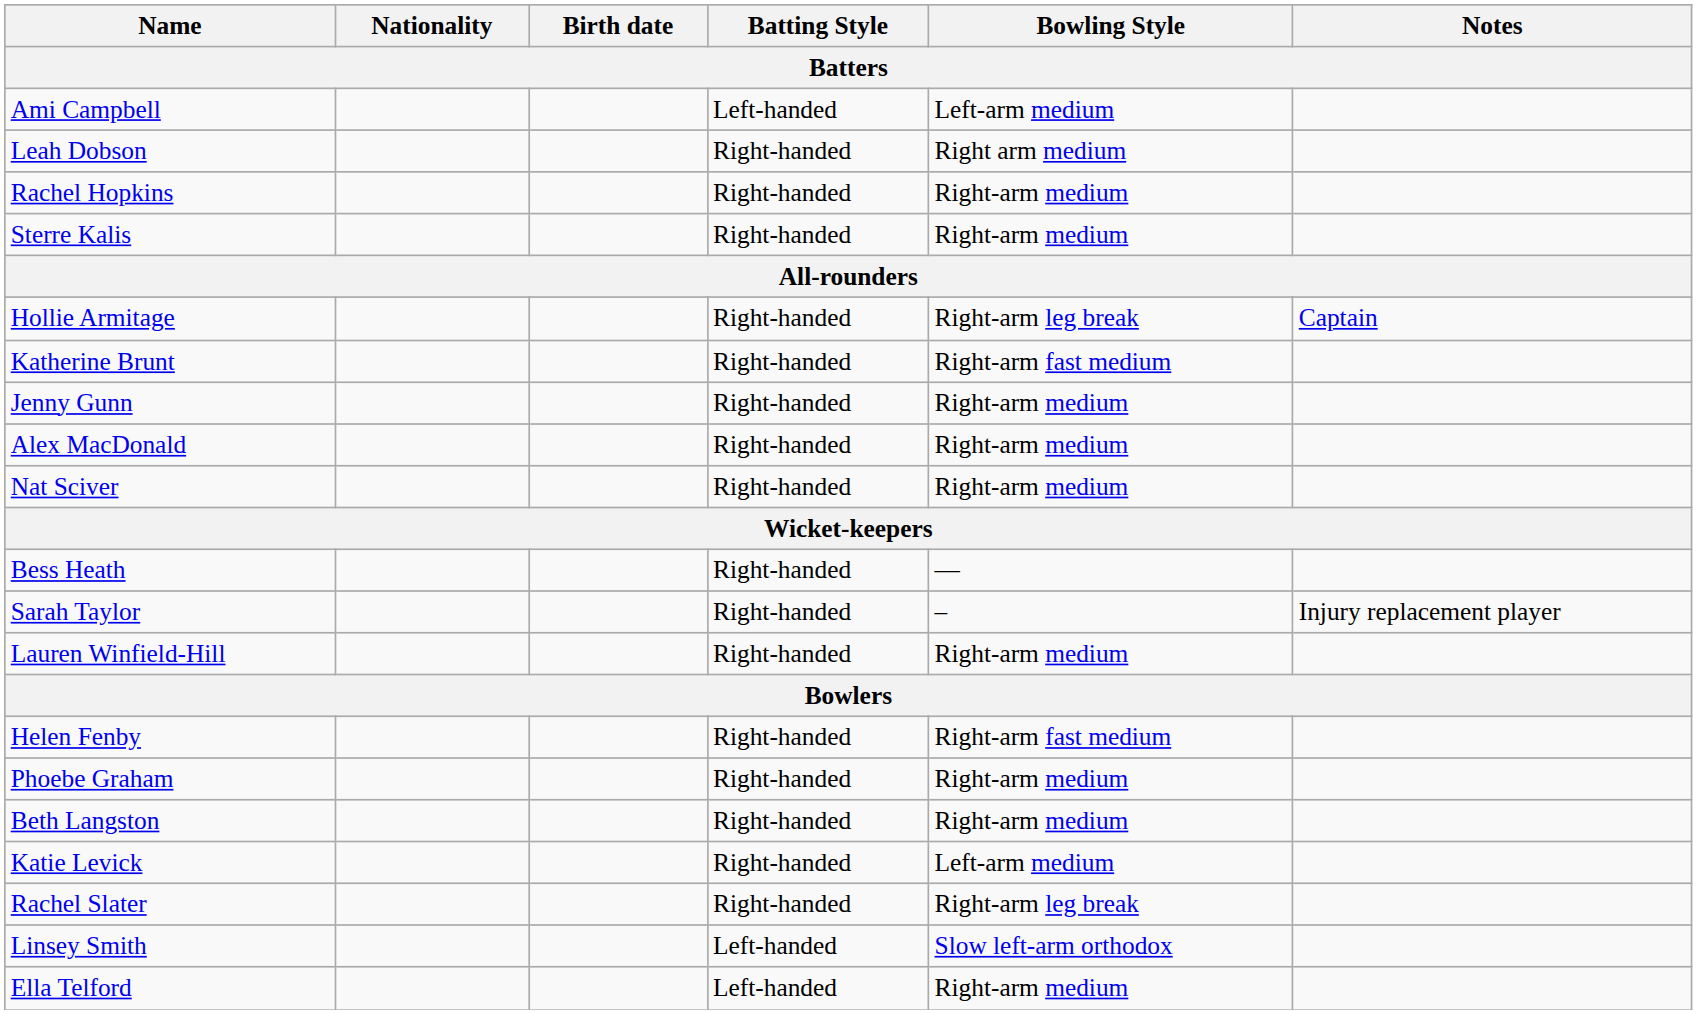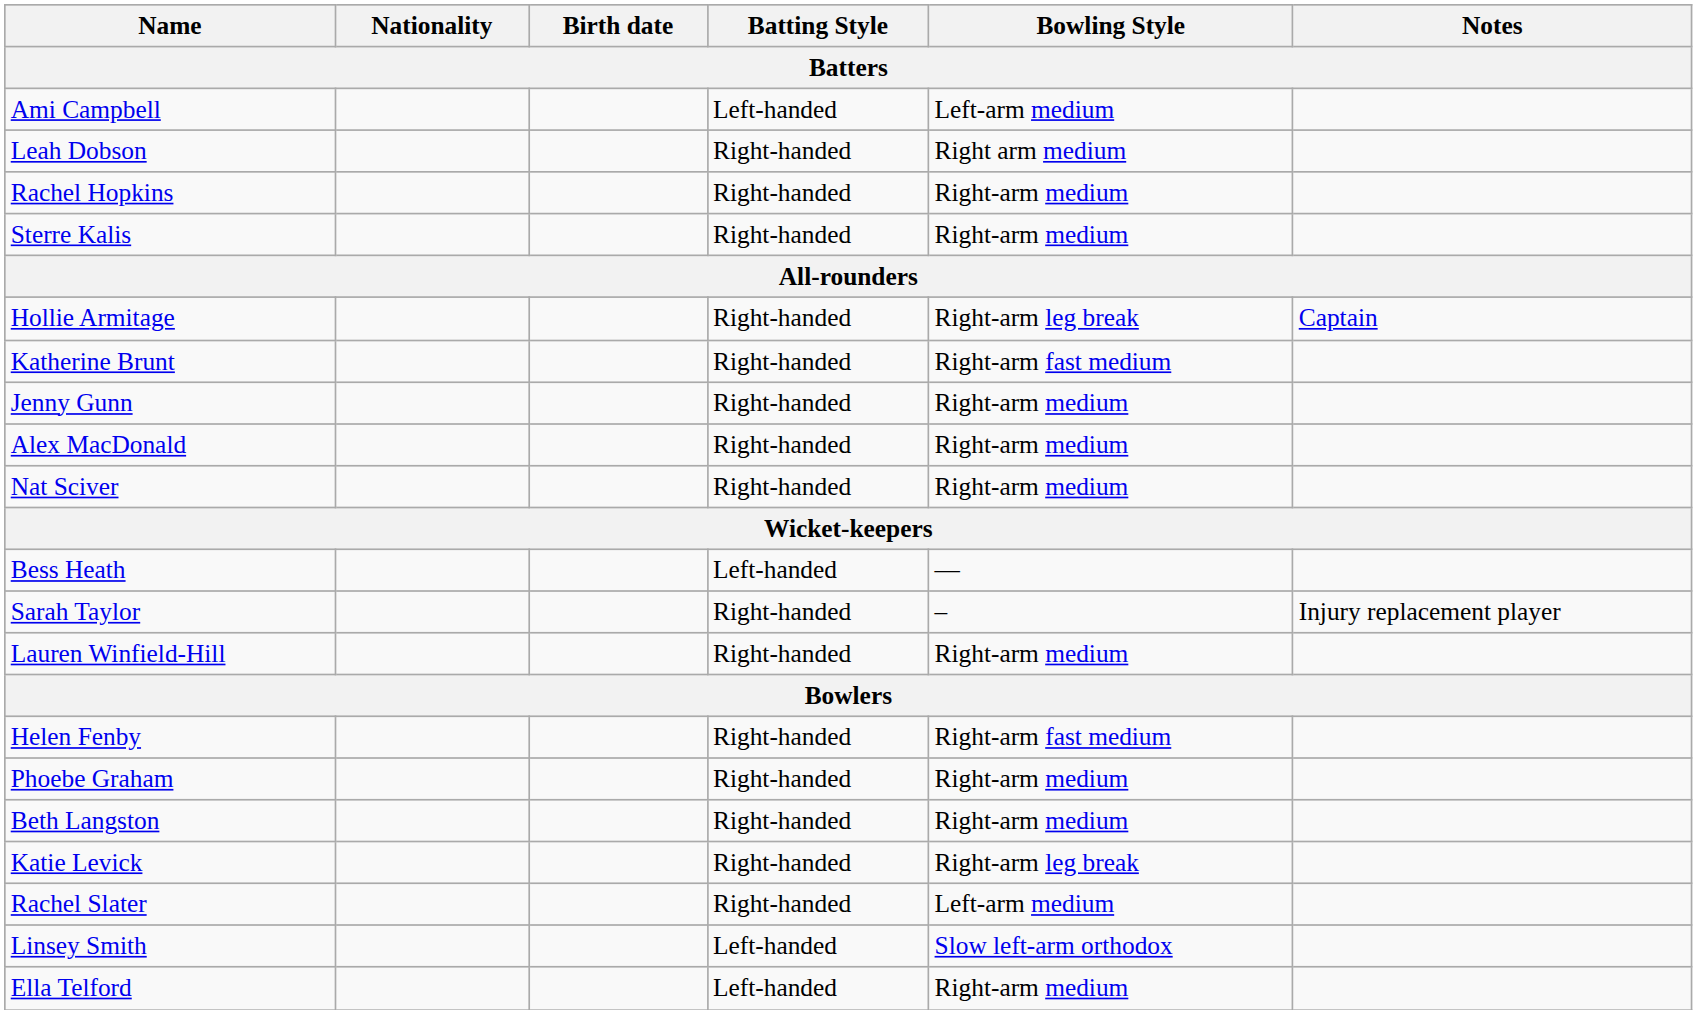(782, 569) Right-handed -> (775, 569) Left-handed
(1024, 862) Left-arm medium -> (1037, 862) Right-arm leg break
(1037, 904) Right-arm leg break -> (1024, 904) Left-arm medium
